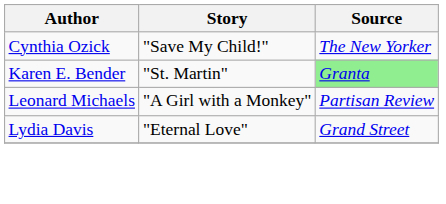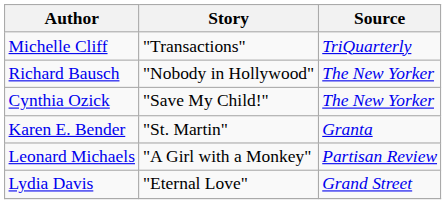+ row: (58, 45)
+ row: (64, 73)
(345, 73) lightgreen background -> (347, 128) no background
